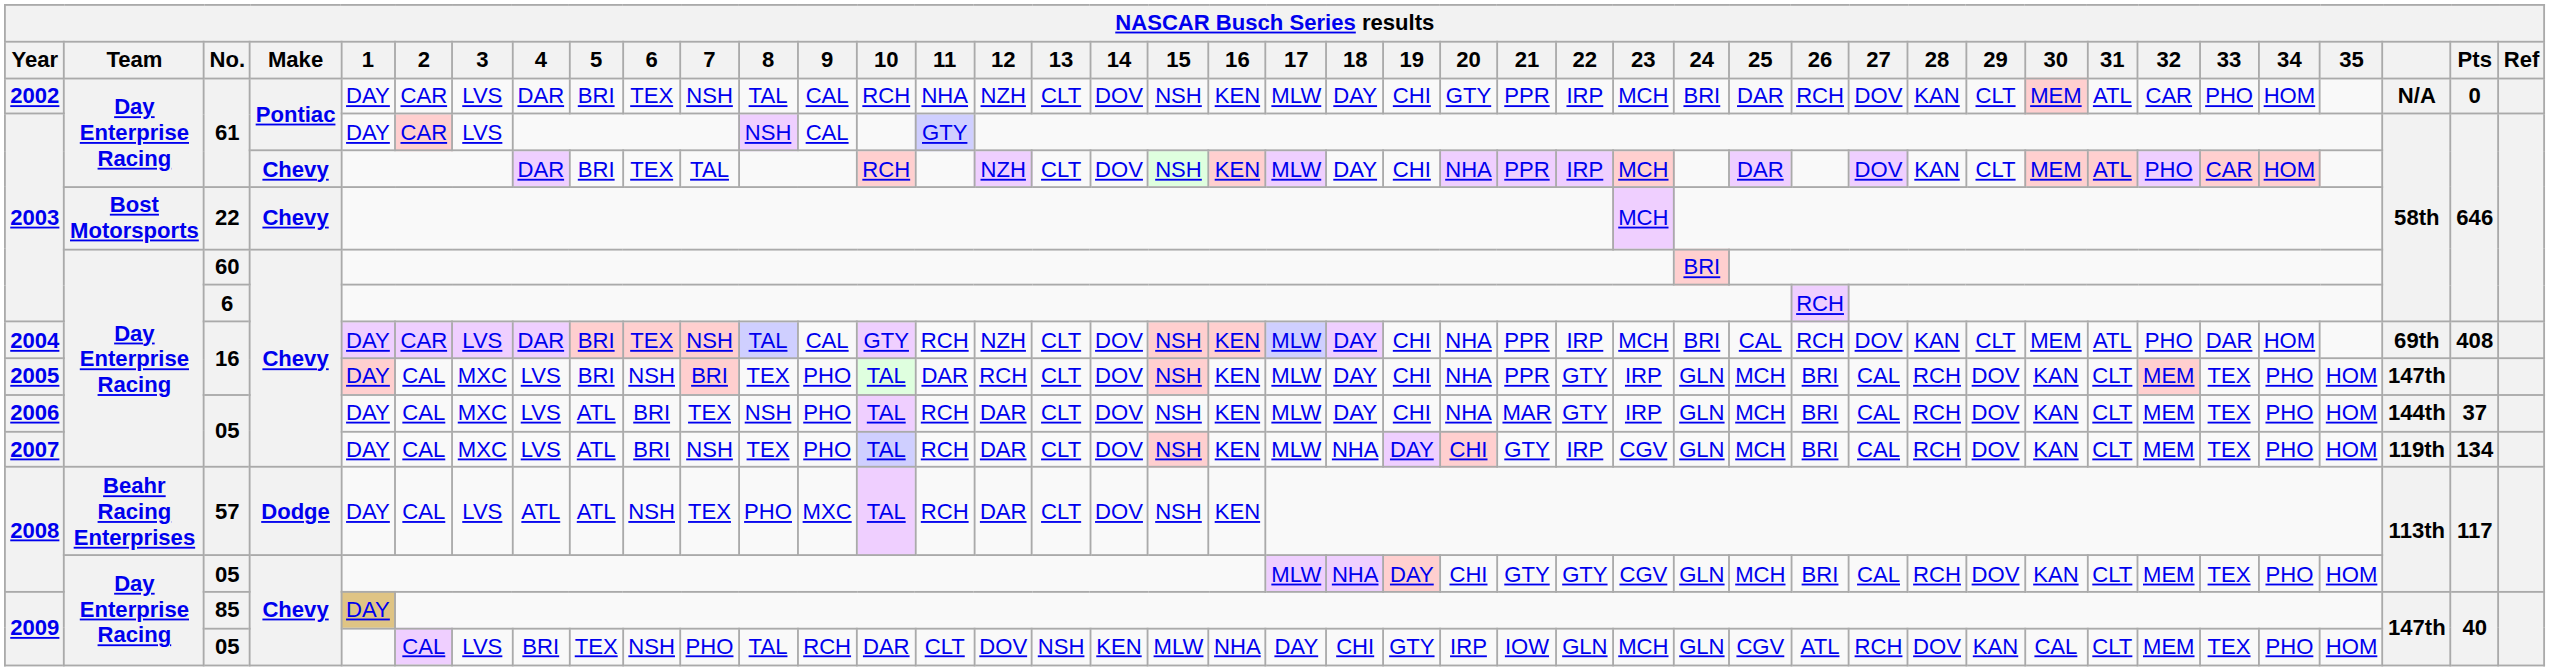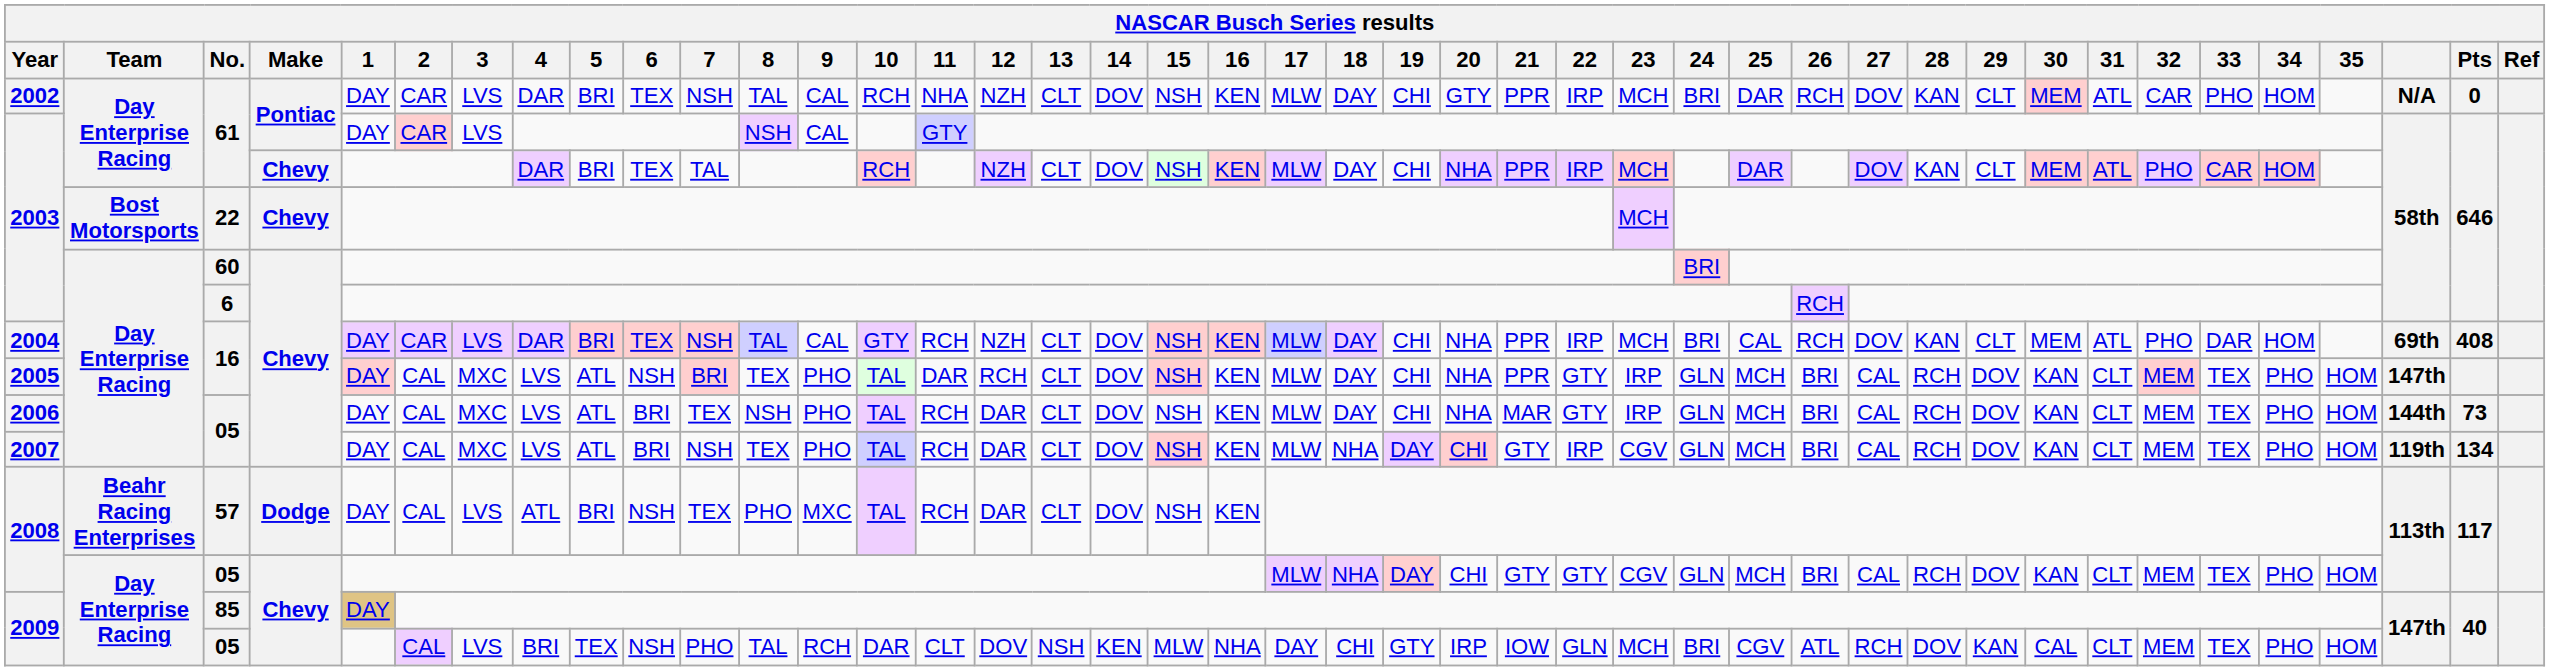(596, 376) BRI -> (596, 376) ATL
(2475, 413) 37 -> (2475, 413) 73
(596, 511) ATL -> (596, 511) BRI
(1702, 646) GLN -> (1702, 646) BRI
